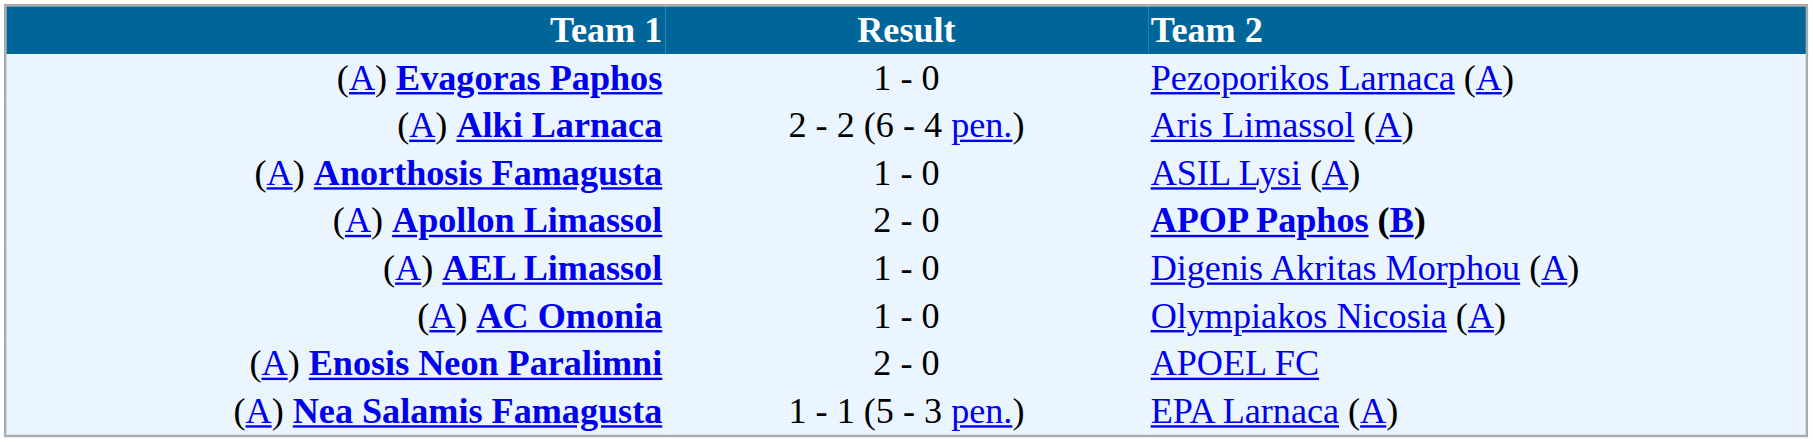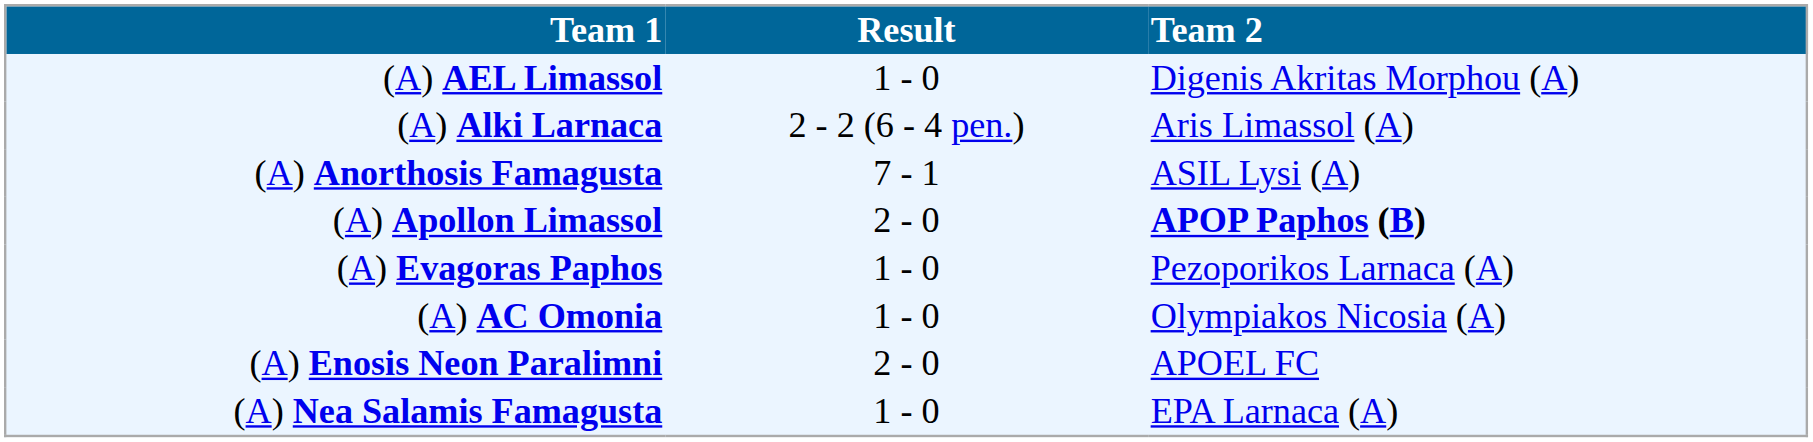rows swapped: (523, 267) <-> (500, 77)
(906, 172) 1 - 0 -> (906, 172) 7 - 1
(906, 410) 1 - 1 (5 - 3 pen.) -> (906, 410) 1 - 0
